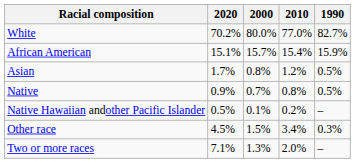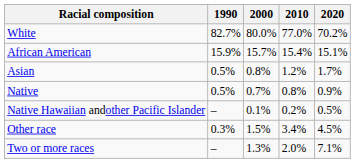columns swapped: (332, 14) <-> (226, 14)
